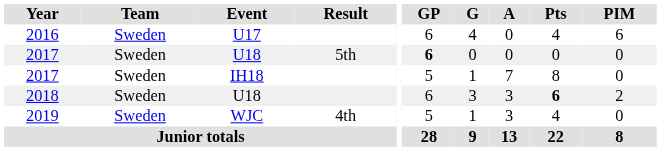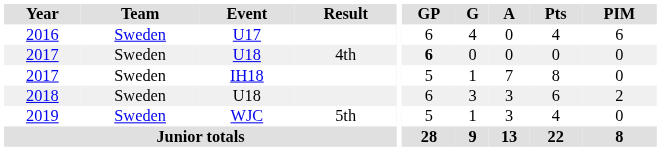(346, 54) 5th -> (346, 54) 4th
(556, 95) bold -> (556, 95) normal
(346, 116) 4th -> (346, 116) 5th
